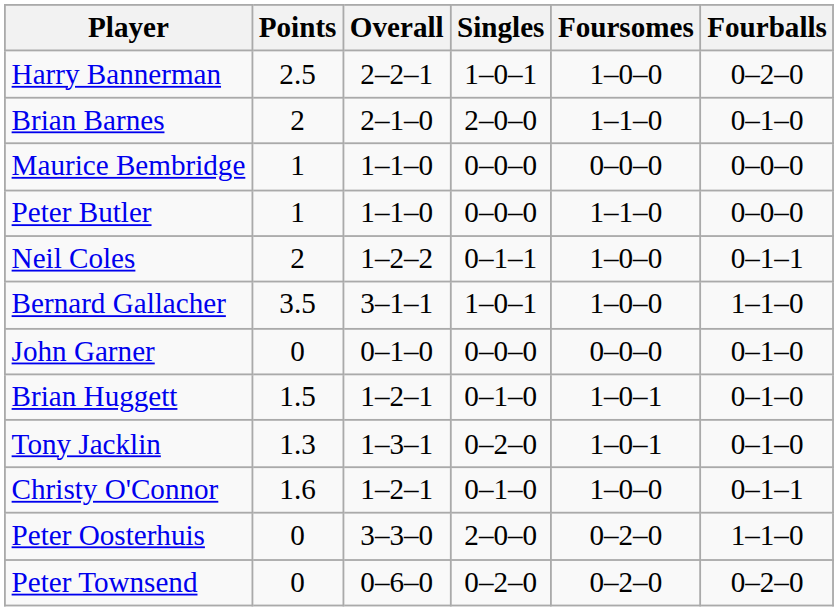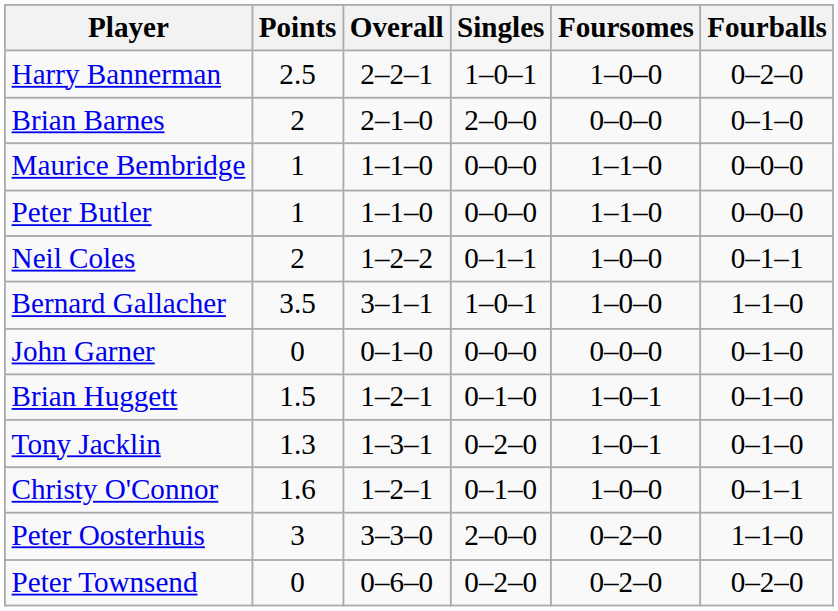(626, 119) 1–1–0 -> (626, 119) 0–0–0
(626, 166) 0–0–0 -> (626, 166) 1–1–0
(298, 535) 0 -> (298, 535) 3
